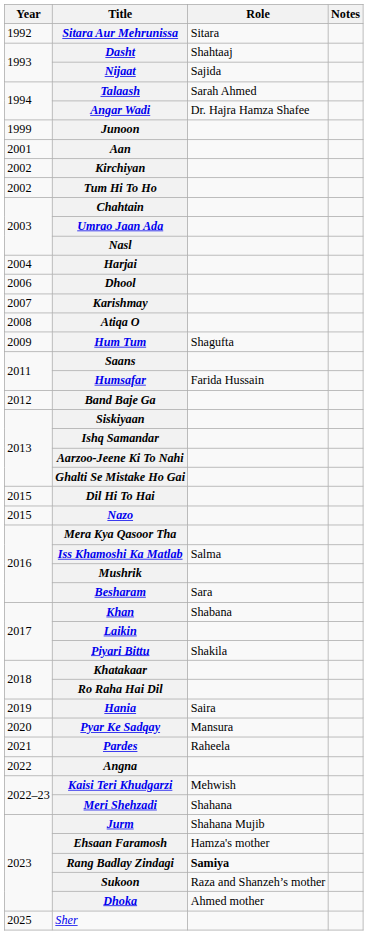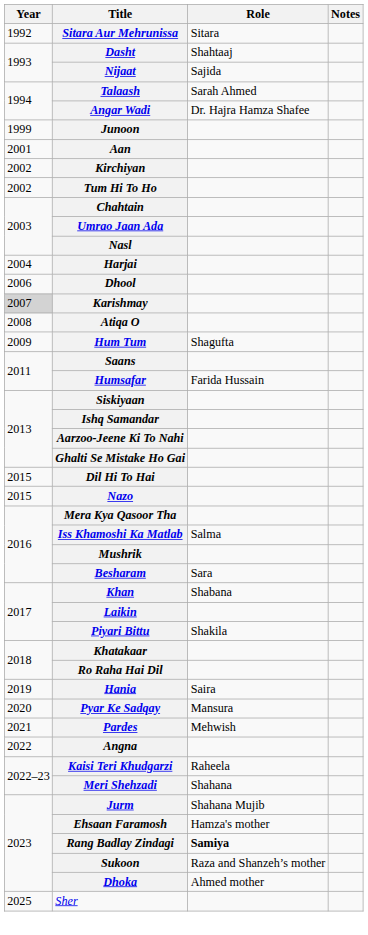(19, 303) no background -> (19, 303) lightgrey background
- row: (120, 399)
(210, 746) Raheela -> (213, 727) Mehwish
(213, 785) Mehwish -> (210, 766) Raheela
